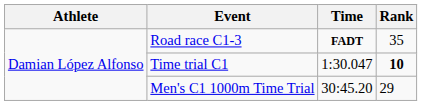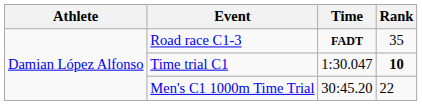(387, 88) 29 -> (387, 88) 22
